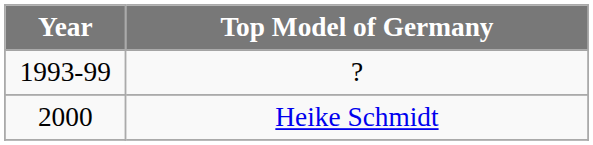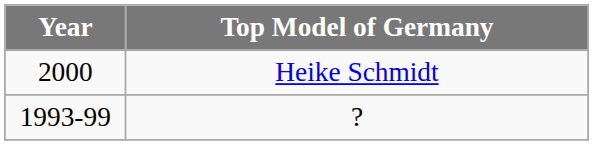rows swapped: (357, 72) <-> (357, 117)
